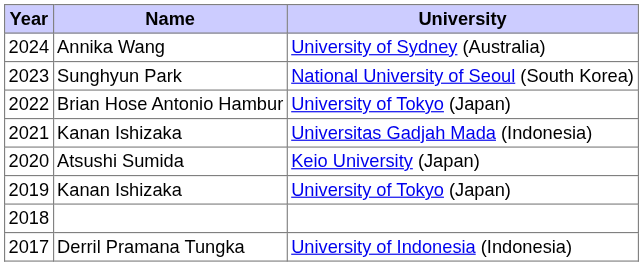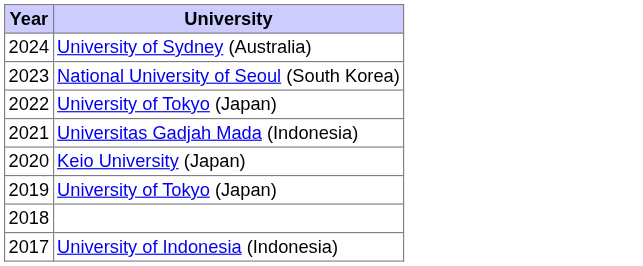- column: (170, 18)
